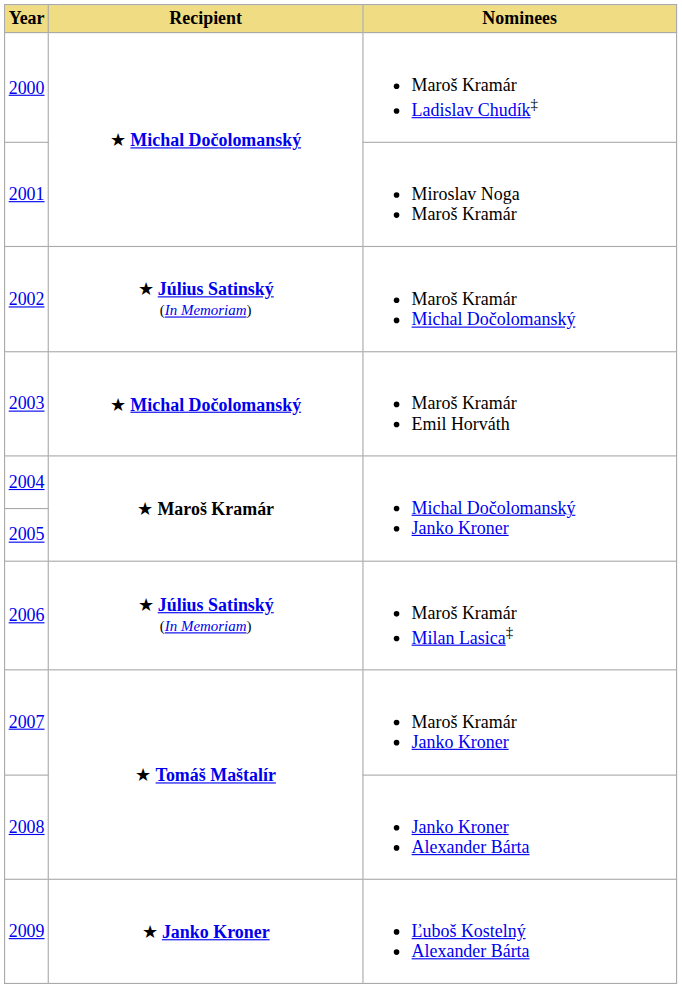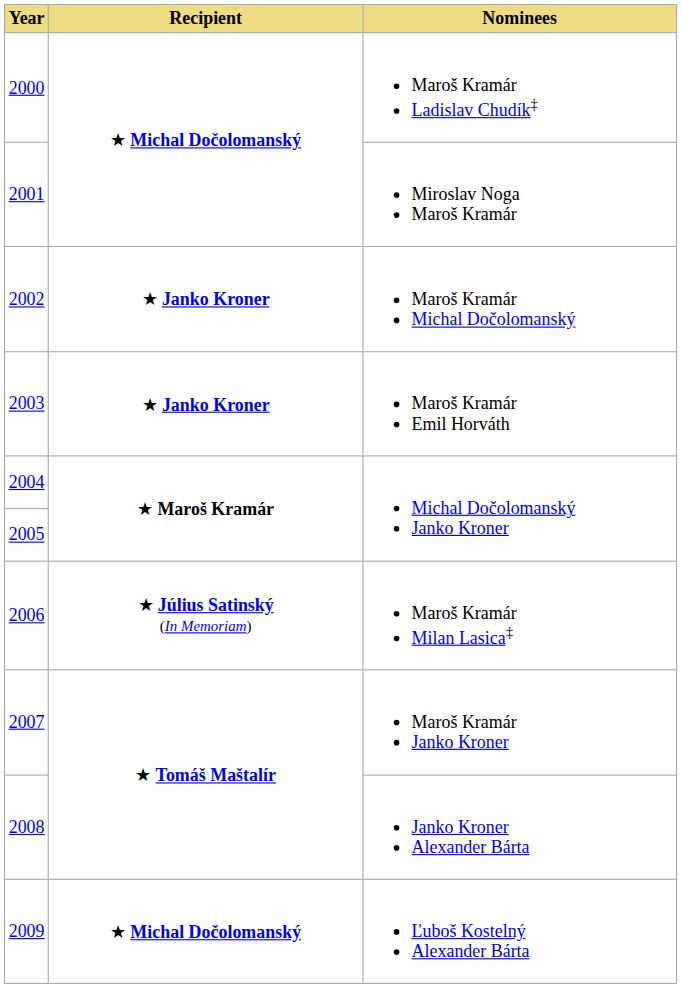(206, 299) ★ Július Satinský (In Memoriam) -> (206, 299) ★ Janko Kroner
(206, 404) ★ Michal Dočolomanský -> (206, 404) ★ Janko Kroner
(206, 932) ★ Janko Kroner -> (206, 932) ★ Michal Dočolomanský
